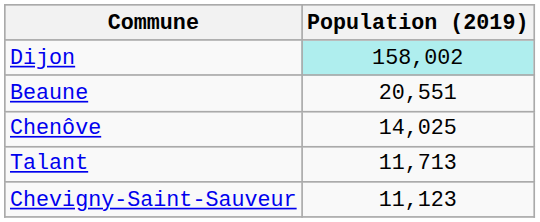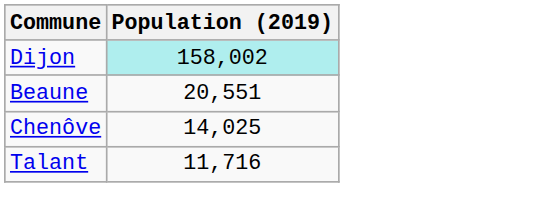(418, 164) 11,713 -> (222, 164) 11,716
- row: (153, 199)
